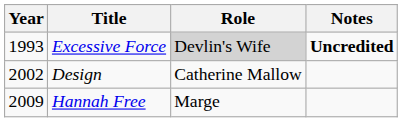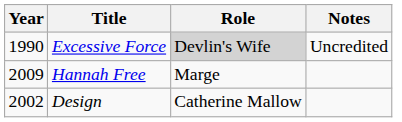(26, 46) 1993 -> (26, 46) 1990
(352, 46) bold -> (349, 46) normal
rows swapped: (77, 74) <-> (99, 102)
